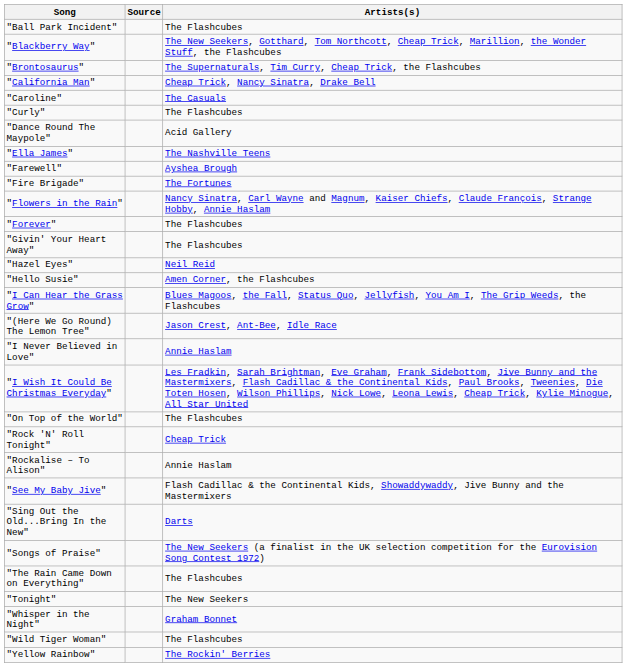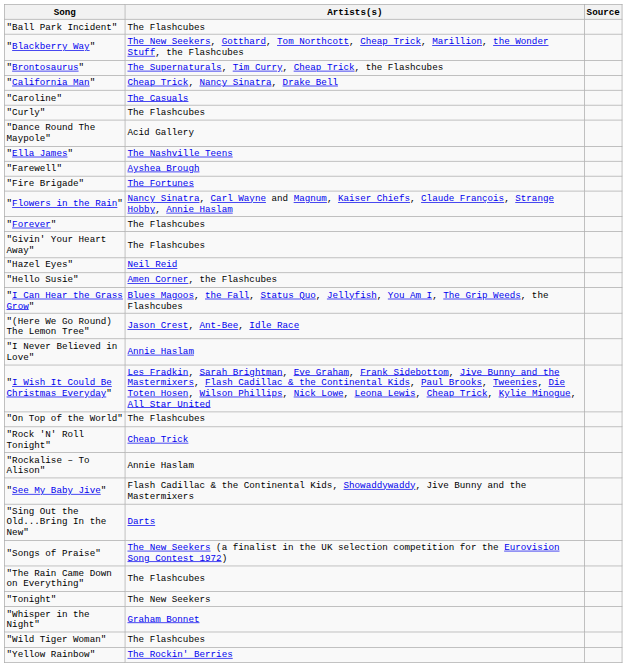columns swapped: (392, 12) <-> (144, 12)
